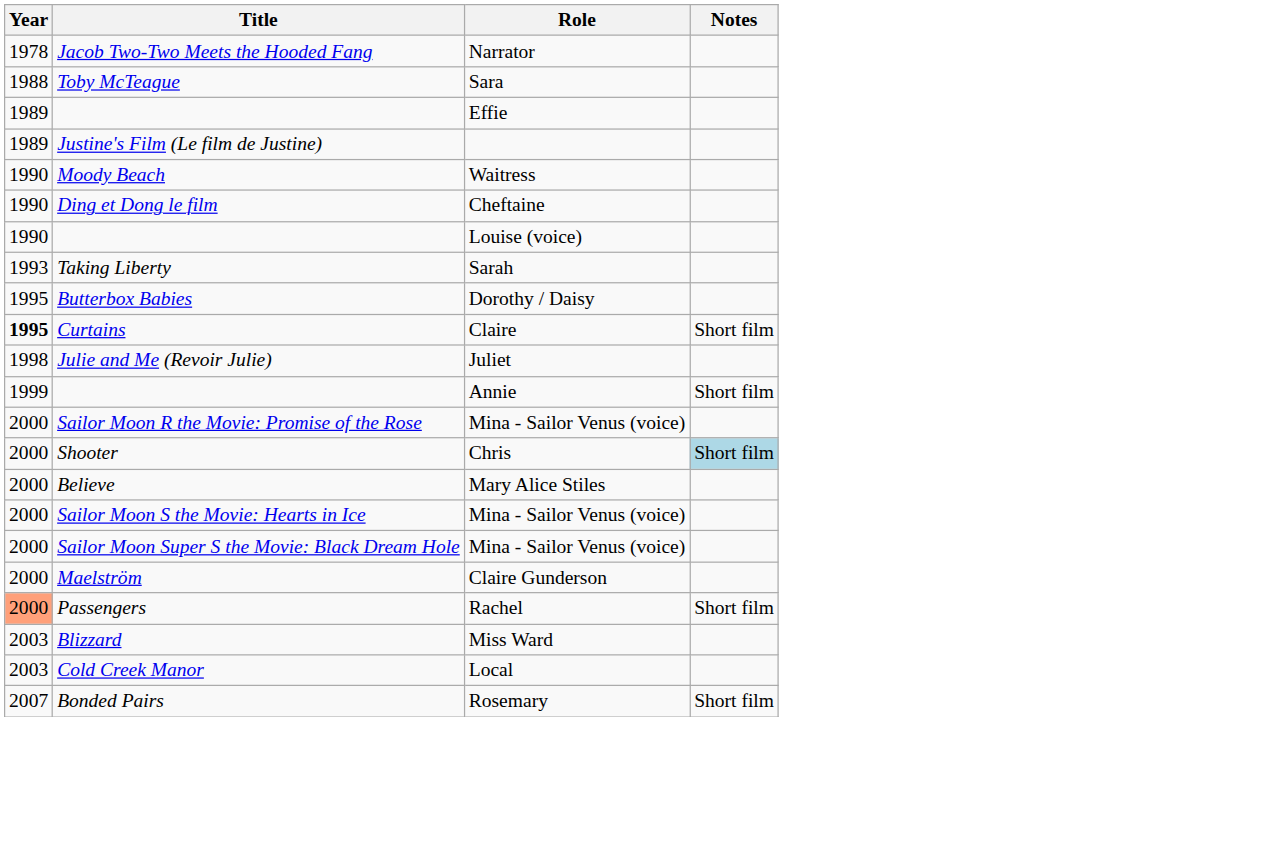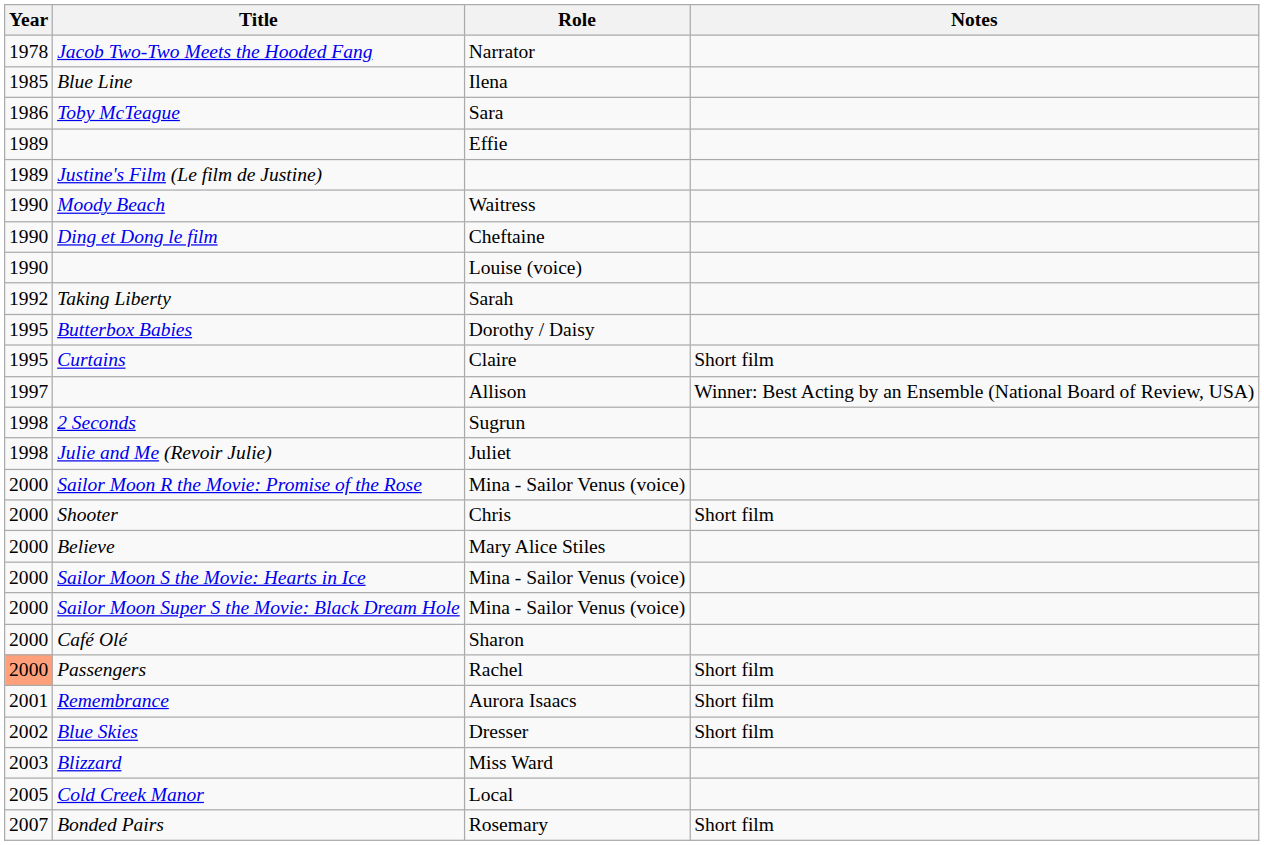+ row: (95, 81)
(29, 81) 1988 -> (29, 112) 1986
(29, 267) 1993 -> (29, 298) 1992
(29, 329) bold -> (29, 360) normal
+ row: (258, 392)
+ row: (96, 422)
- row: (258, 392)
(734, 453) lightblue background -> (734, 515) no background
- row: (99, 577)
+ row: (92, 639)
+ row: (113, 701)
+ row: (98, 732)
(29, 670) 2003 -> (29, 793) 2005
